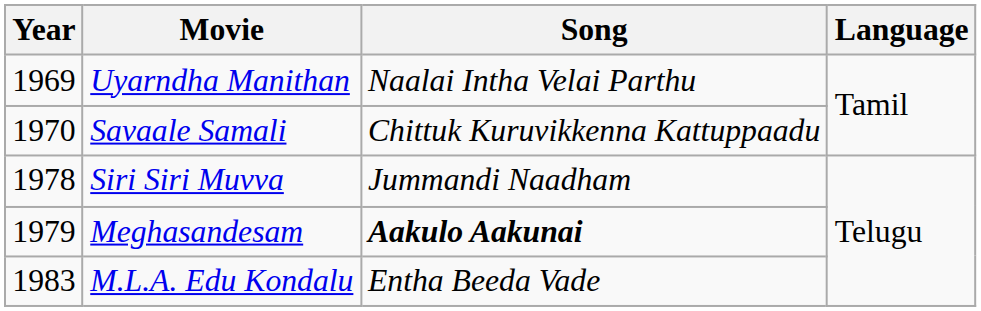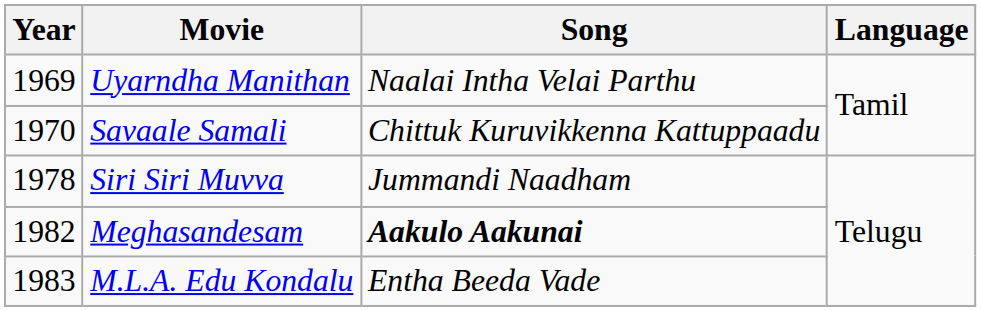(44, 230) 1979 -> (44, 230) 1982
